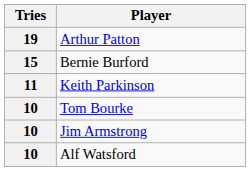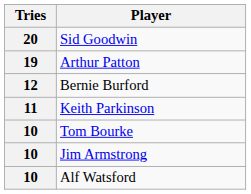+ row: (99, 39)
(31, 62) 15 -> (31, 85) 12
